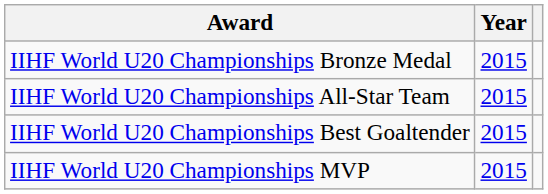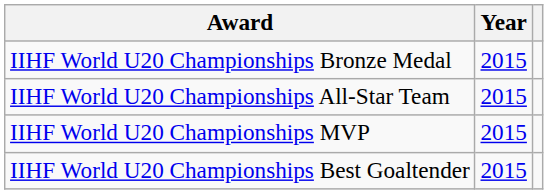rows swapped: (240, 133) <-> (190, 170)
